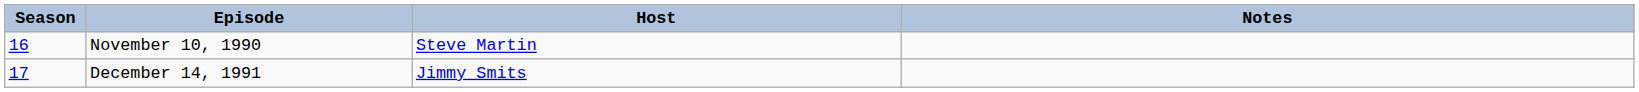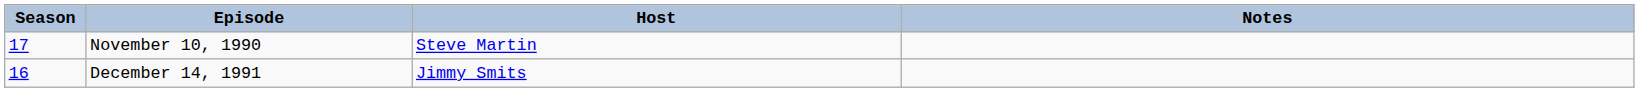(19, 46) 16 -> (19, 46) 17
(19, 73) 17 -> (19, 73) 16
